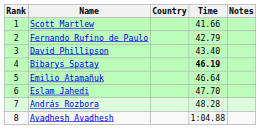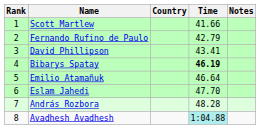(208, 51) 43.40 -> (208, 51) 43.41
(208, 118) no background -> (208, 118) paleturquoise background
